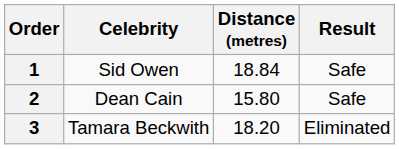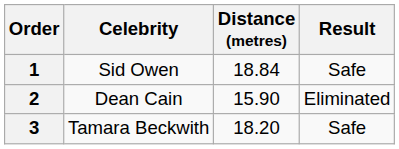(257, 98) 15.80 -> (257, 98) 15.90
(347, 98) Safe -> (347, 98) Eliminated
(347, 128) Eliminated -> (347, 128) Safe
